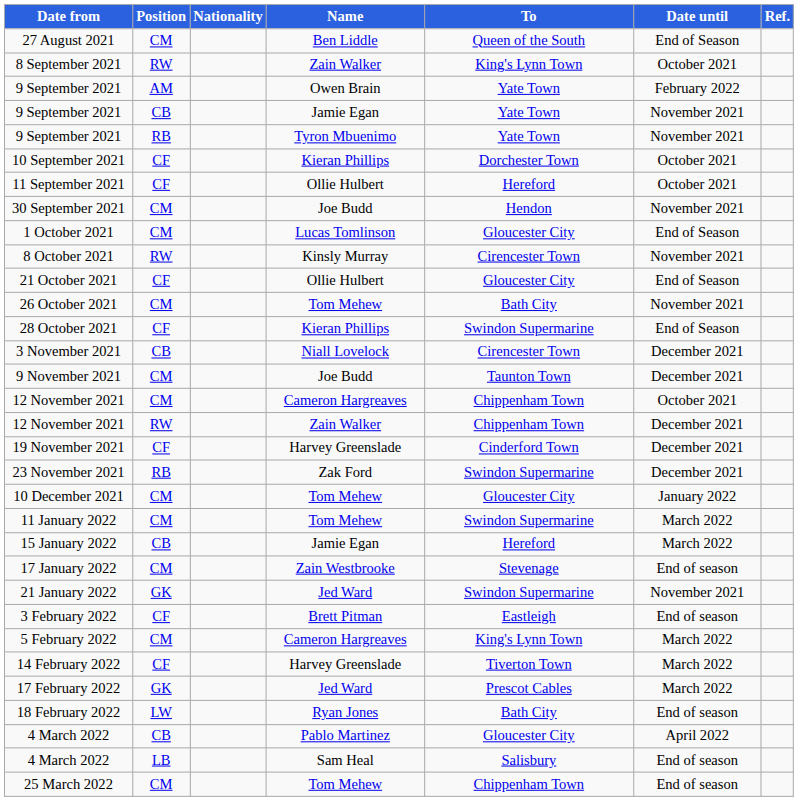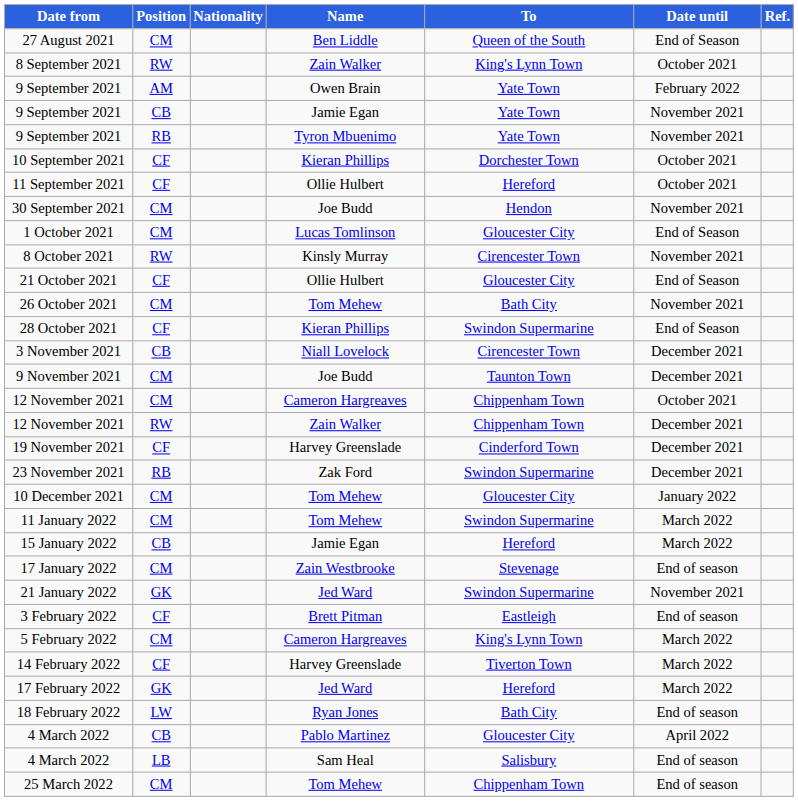(529, 688) Prescot Cables -> (529, 688) Hereford
